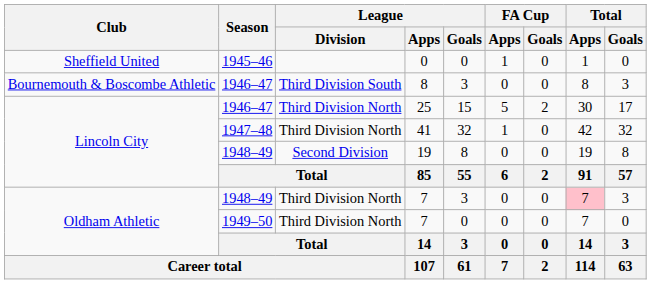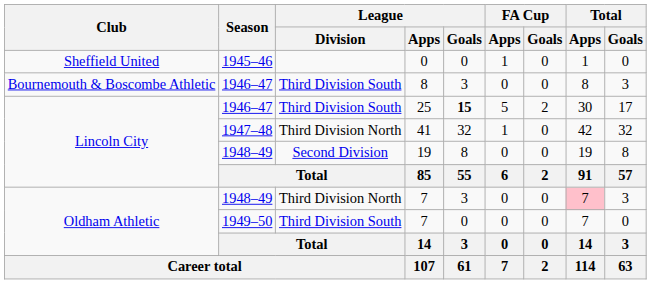(340, 107) Third Division North -> (340, 107) Third Division South
(464, 107) normal -> (464, 107) bold
(340, 221) Third Division North -> (340, 221) Third Division South
